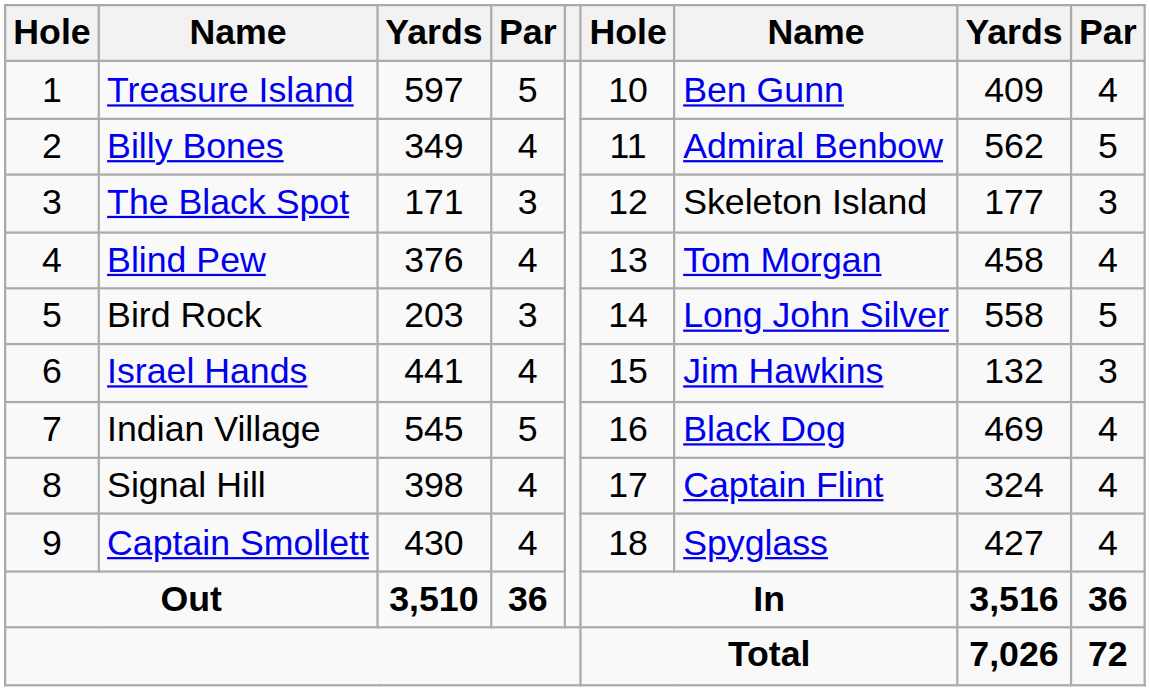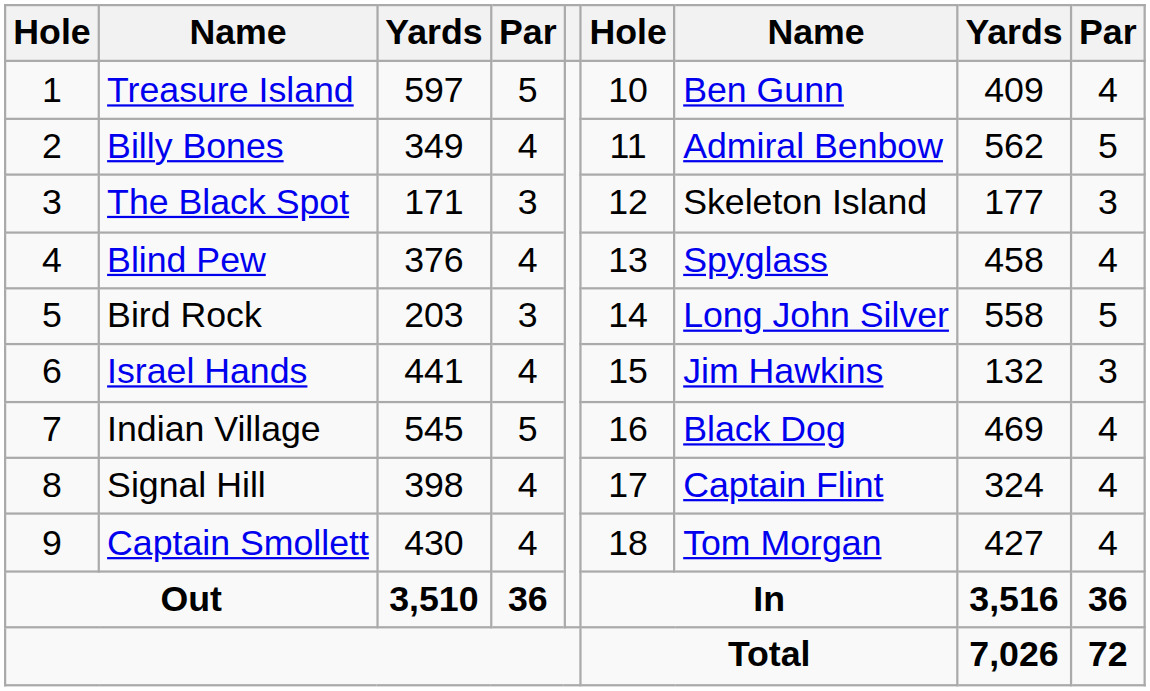(782, 259) Tom Morgan -> (756, 259) Spyglass
(756, 542) Spyglass -> (782, 542) Tom Morgan
